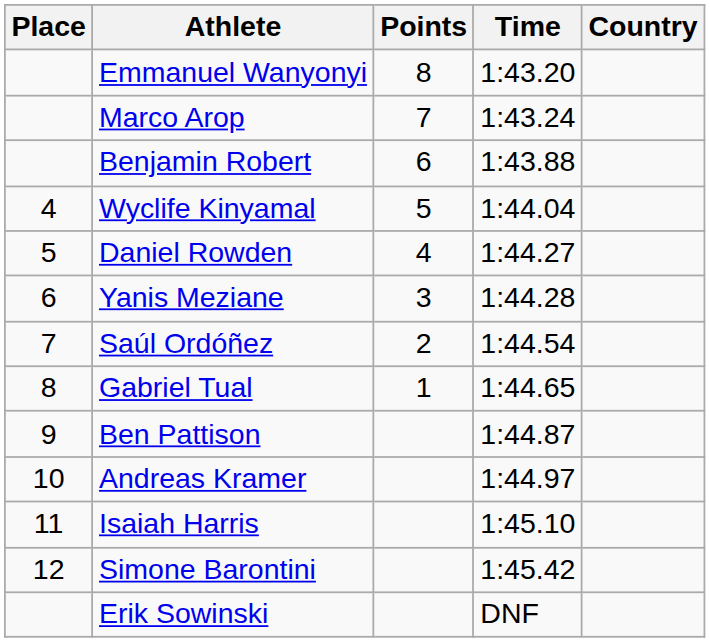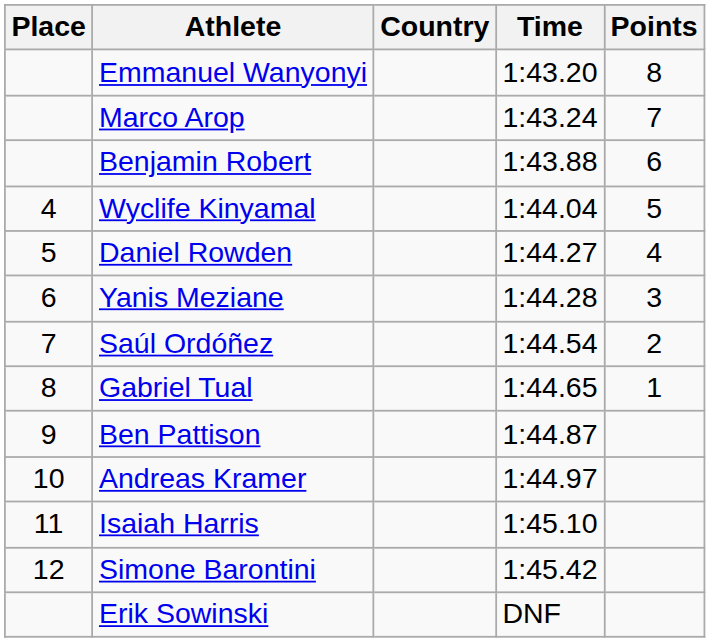columns swapped: (643, 27) <-> (424, 27)
